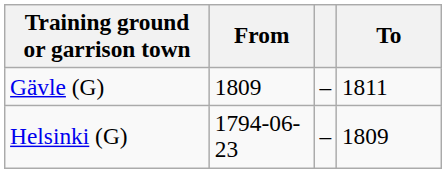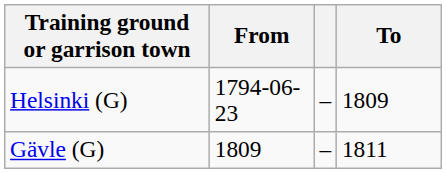rows swapped: (69, 136) <-> (57, 86)
